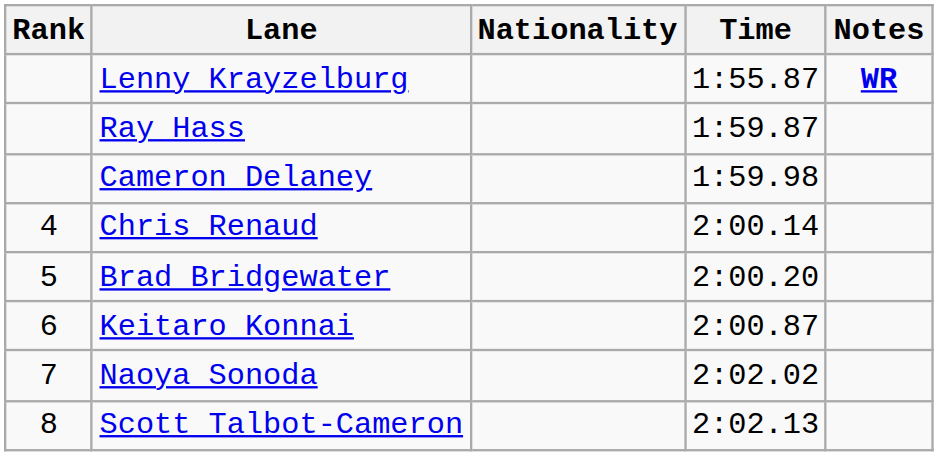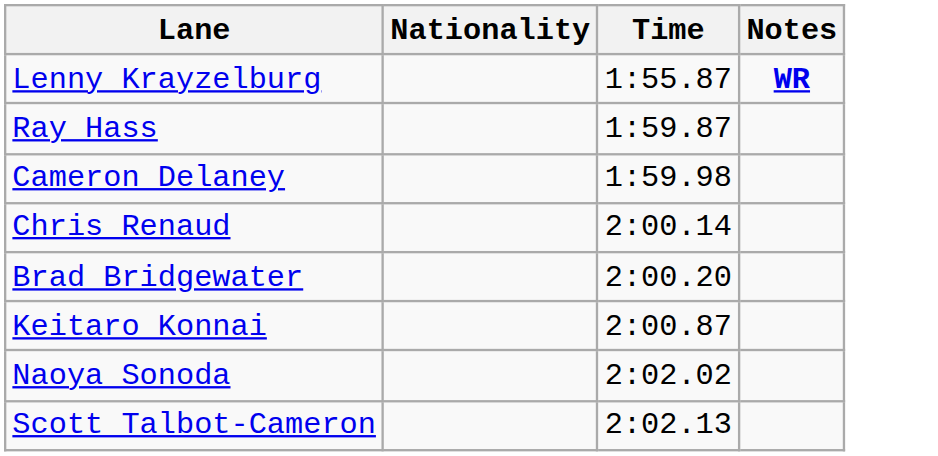- column: (49, 30)
